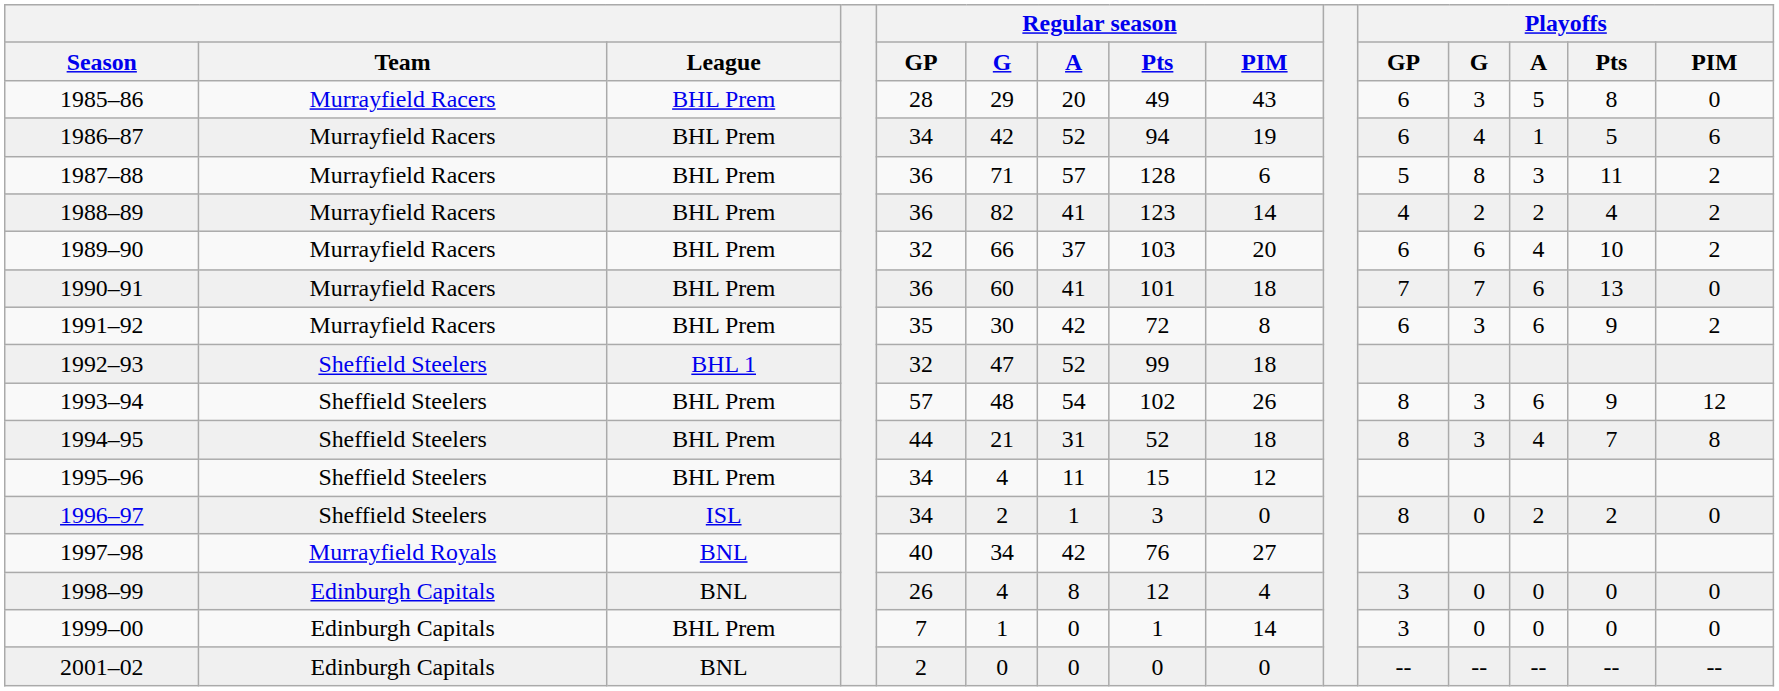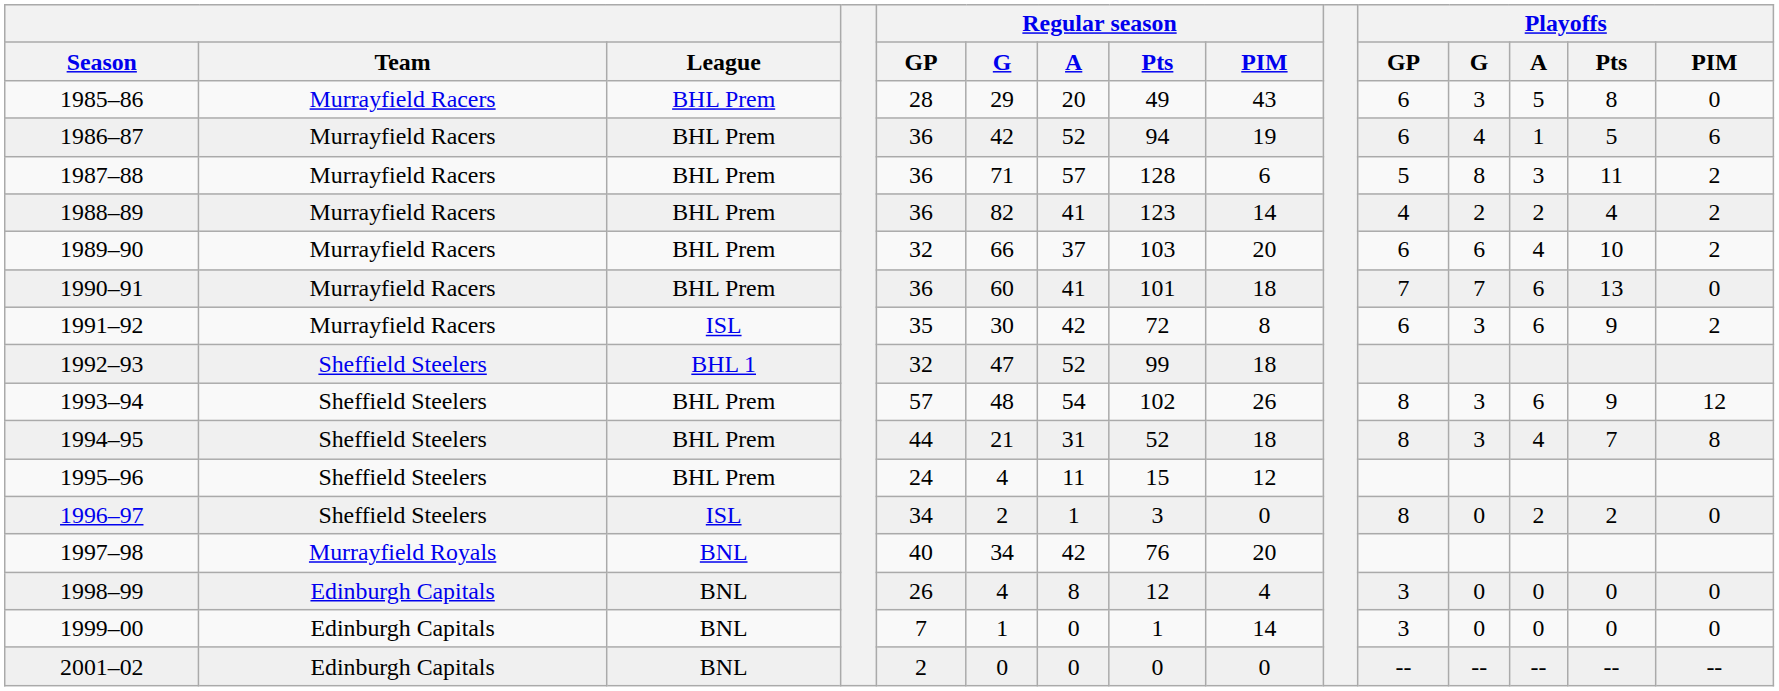(921, 136) 34 -> (921, 136) 36
(724, 325) BHL Prem -> (724, 325) ISL
(921, 477) 34 -> (921, 477) 24
(1264, 552) 27 -> (1264, 552) 20
(724, 628) BHL Prem -> (724, 628) BNL
